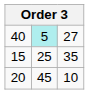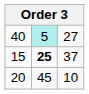(44, 57) normal -> (44, 57) bold
(71, 57) 35 -> (71, 57) 37
